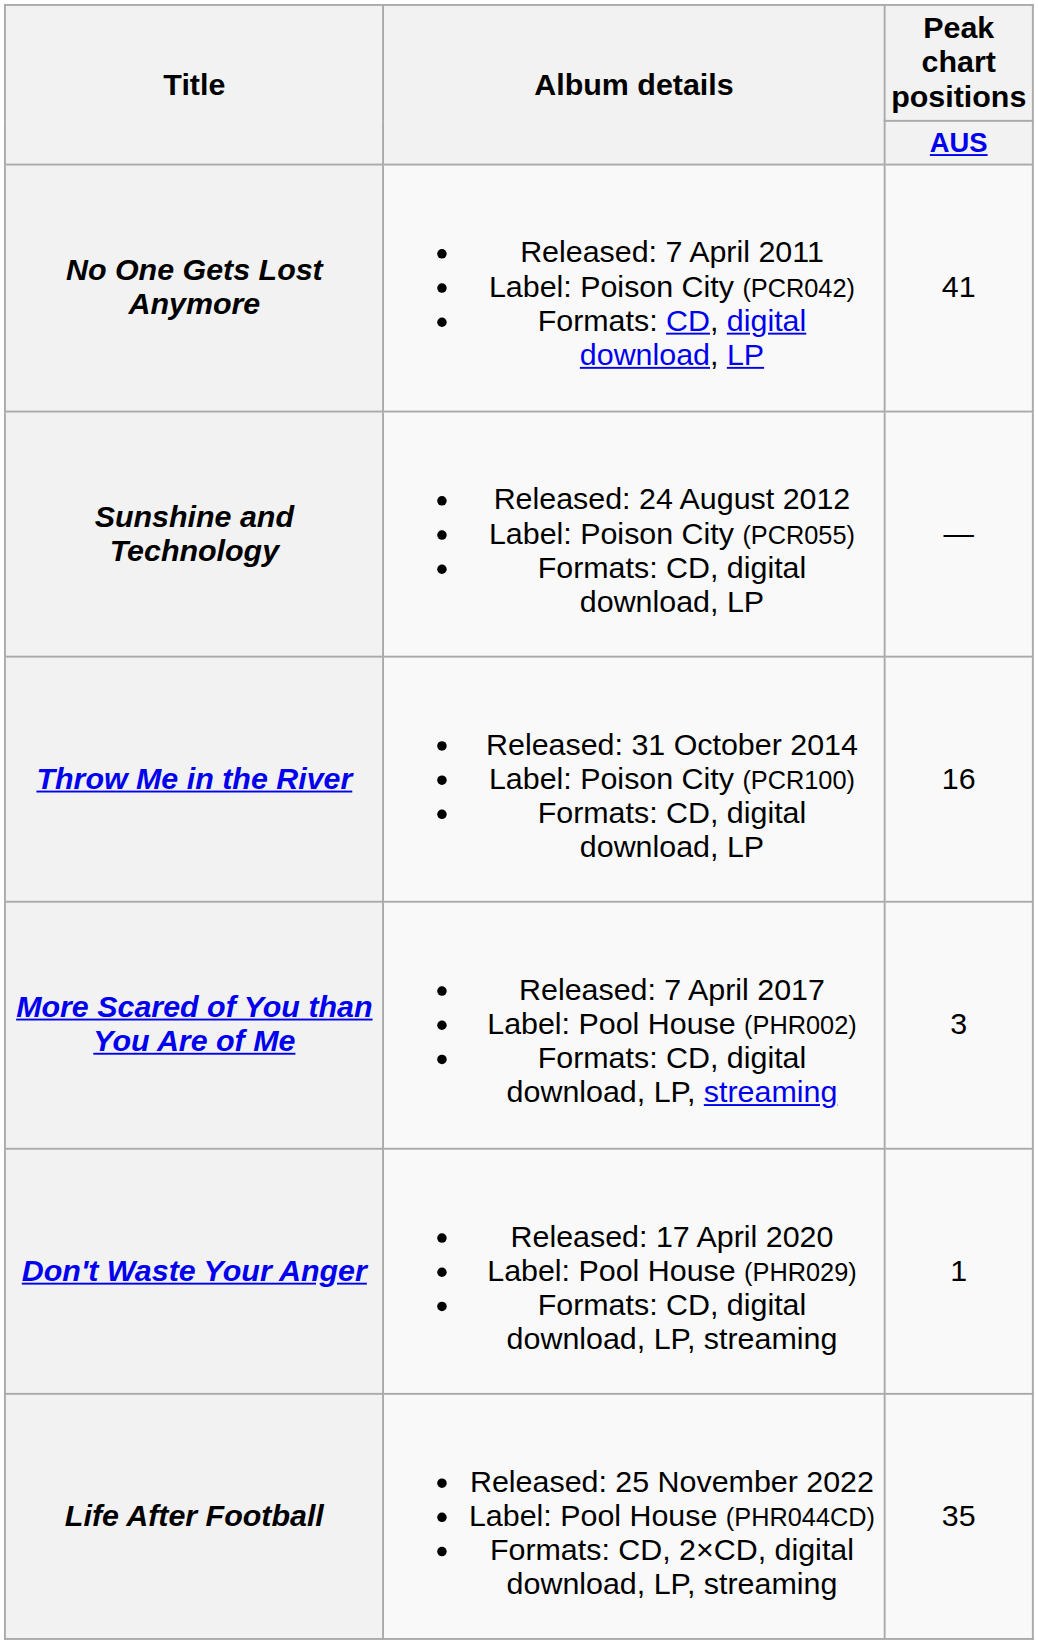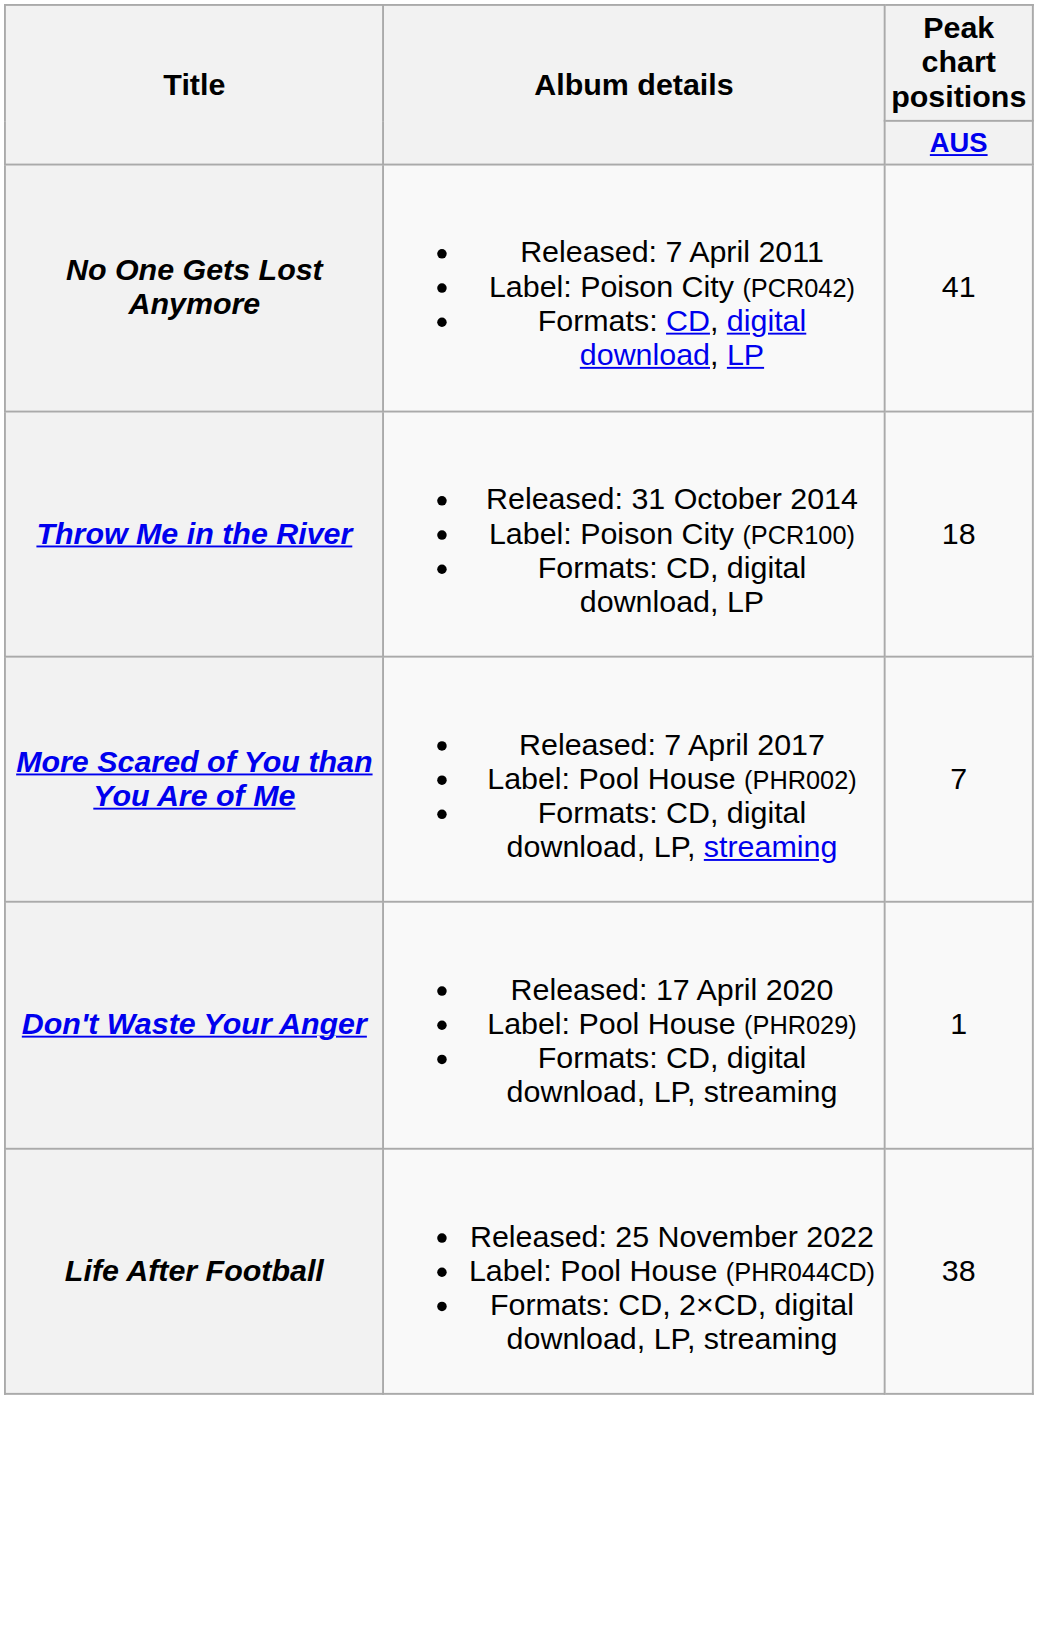- row: (194, 533)
(959, 778) 16 -> (959, 533) 18
(959, 1024) 3 -> (959, 778) 7
(959, 1516) 35 -> (959, 1270) 38
